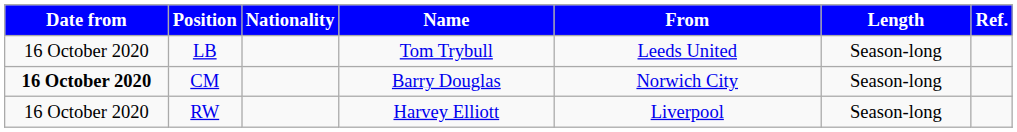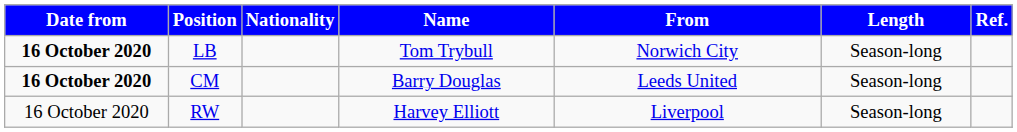(86, 50) normal -> (86, 50) bold
(687, 50) Leeds United -> (687, 50) Norwich City
(687, 81) Norwich City -> (687, 81) Leeds United
